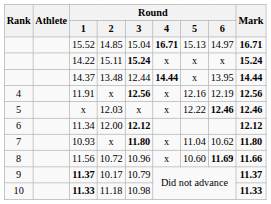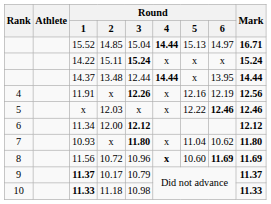(167, 45) 16.71 -> (167, 45) 14.44
(139, 93) 12.56 -> (139, 93) 12.26
(167, 158) normal -> (167, 158) bold
(251, 158) 11.66 -> (251, 158) 11.69
